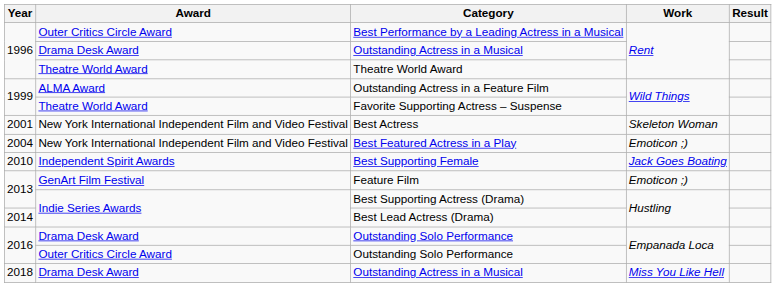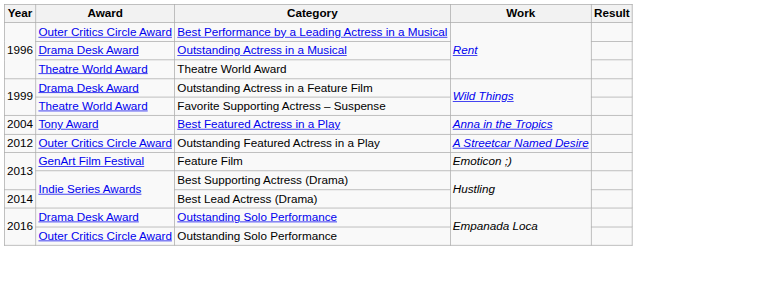(72, 87) ALMA Award -> (89, 87) Drama Desk Award
- row: (20, 124)
(193, 143) New York International Independent Film and Video Festival -> (69, 124) Tony Award
(658, 143) Emoticon ;) -> (503, 124) Anna in the Tropics
- row: (20, 161)
+ row: (20, 143)
- row: (20, 273)
